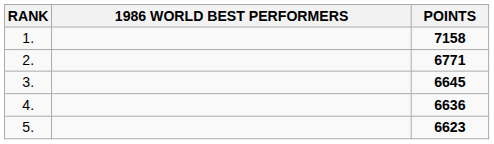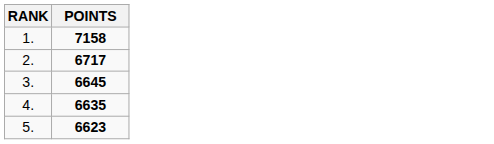- column: (232, 16)
(450, 61) 6771 -> (90, 61) 6717
(450, 105) 6636 -> (90, 105) 6635
